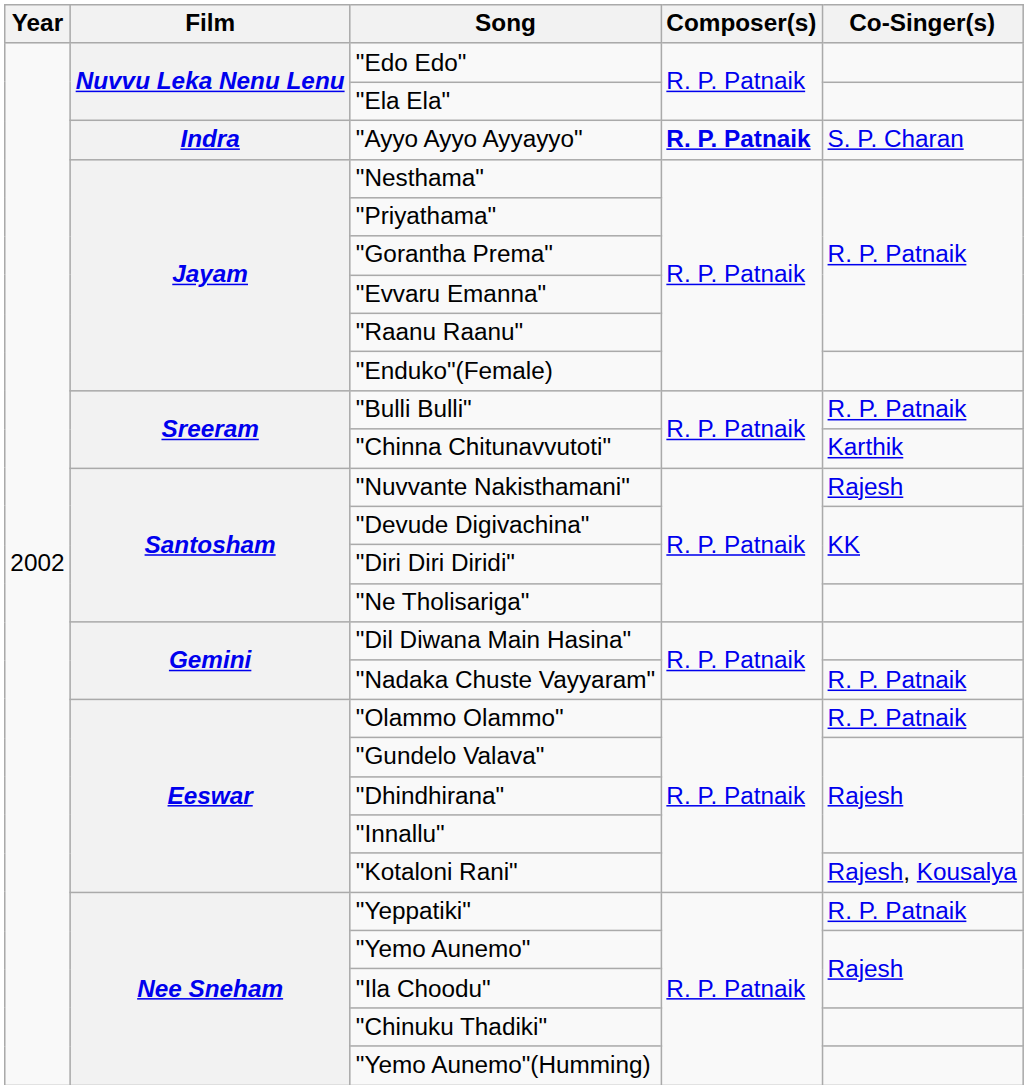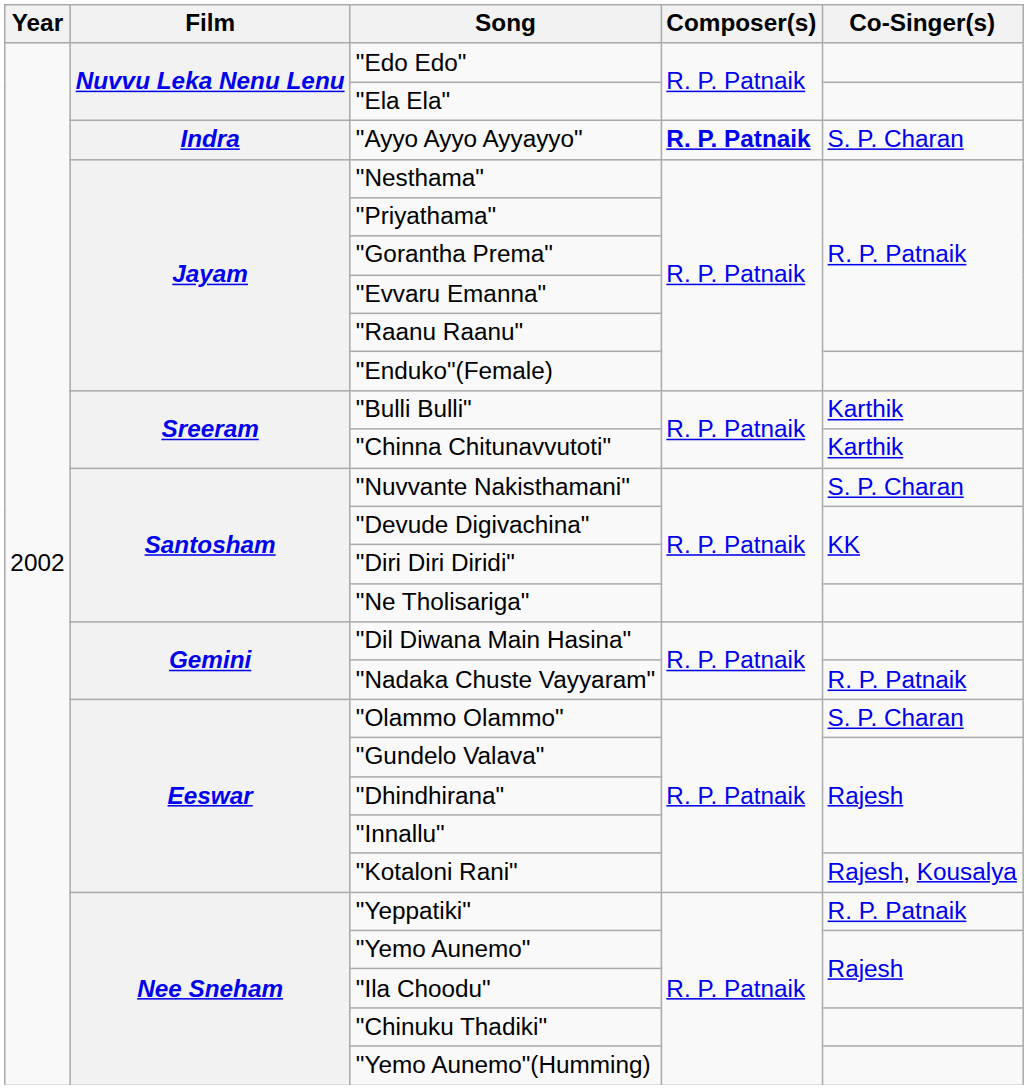(897, 409) R. P. Patnaik -> (865, 409) Karthik
(865, 486) Rajesh -> (896, 486) S. P. Charan
(897, 718) R. P. Patnaik -> (896, 718) S. P. Charan
